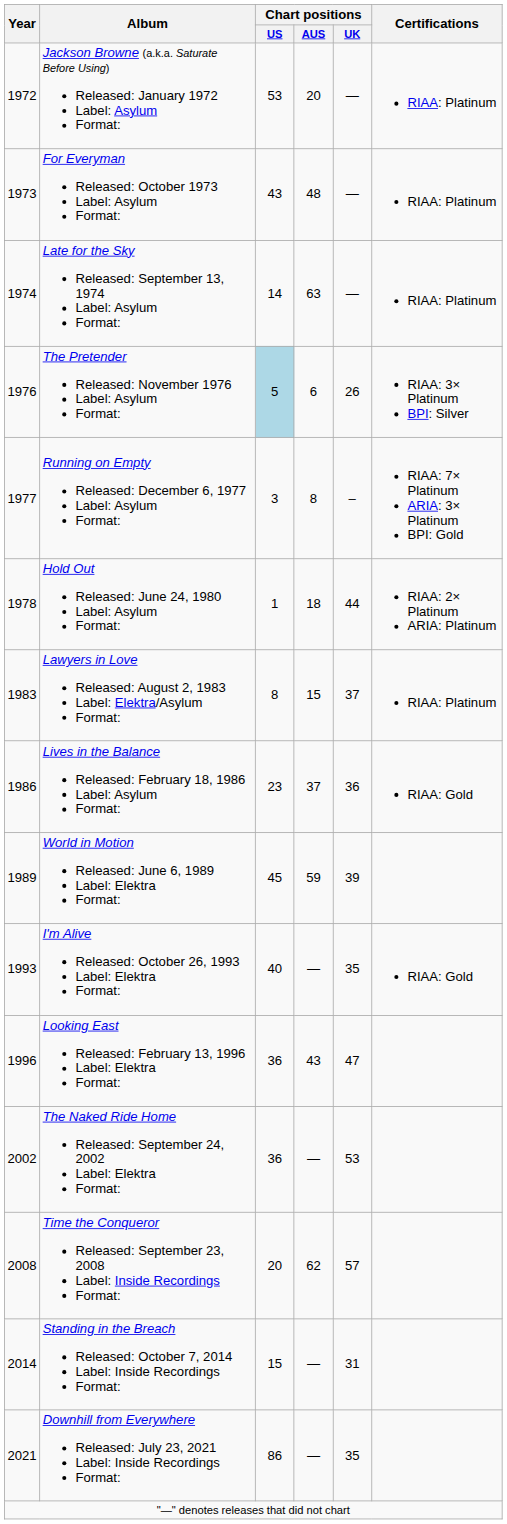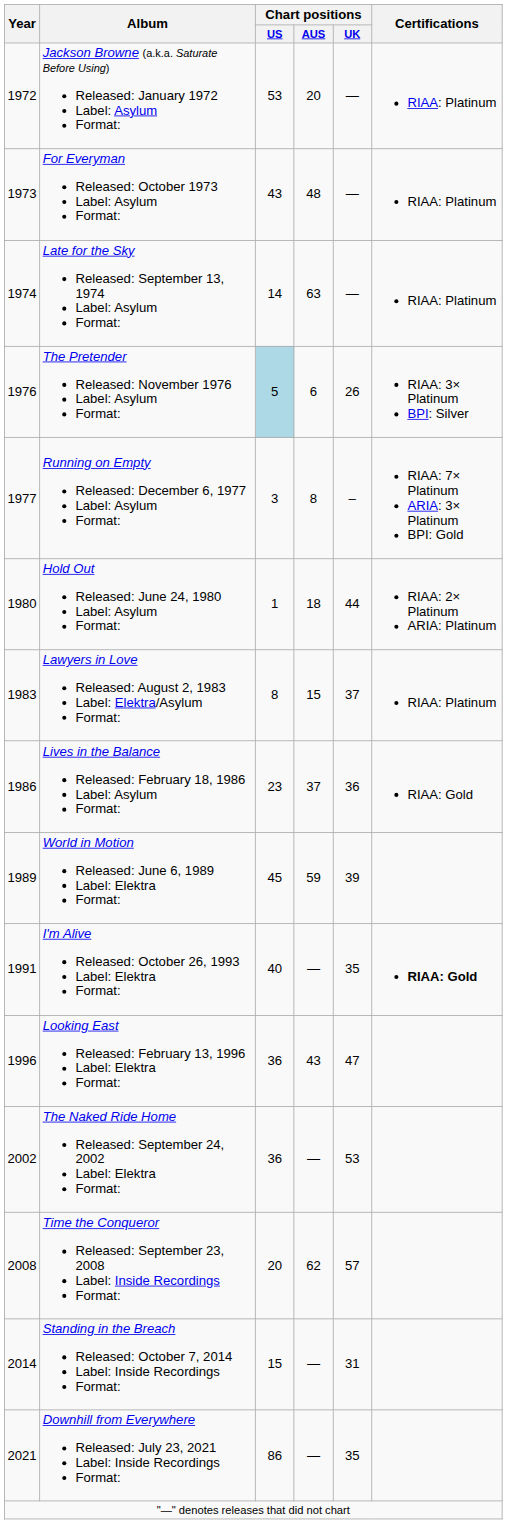(22, 604) 1978 -> (22, 604) 1980
(22, 969) 1993 -> (22, 969) 1991
(437, 977) normal -> (437, 977) bold
